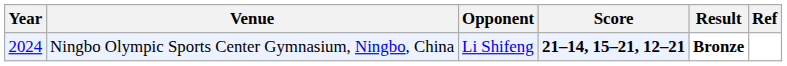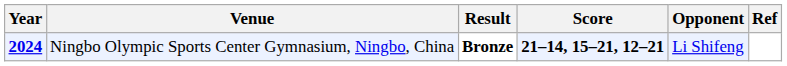columns swapped: (498, 18) <-> (719, 18)
(25, 46) normal -> (25, 46) bold
